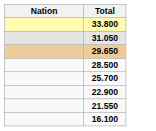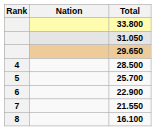+ column: (17, 11)
